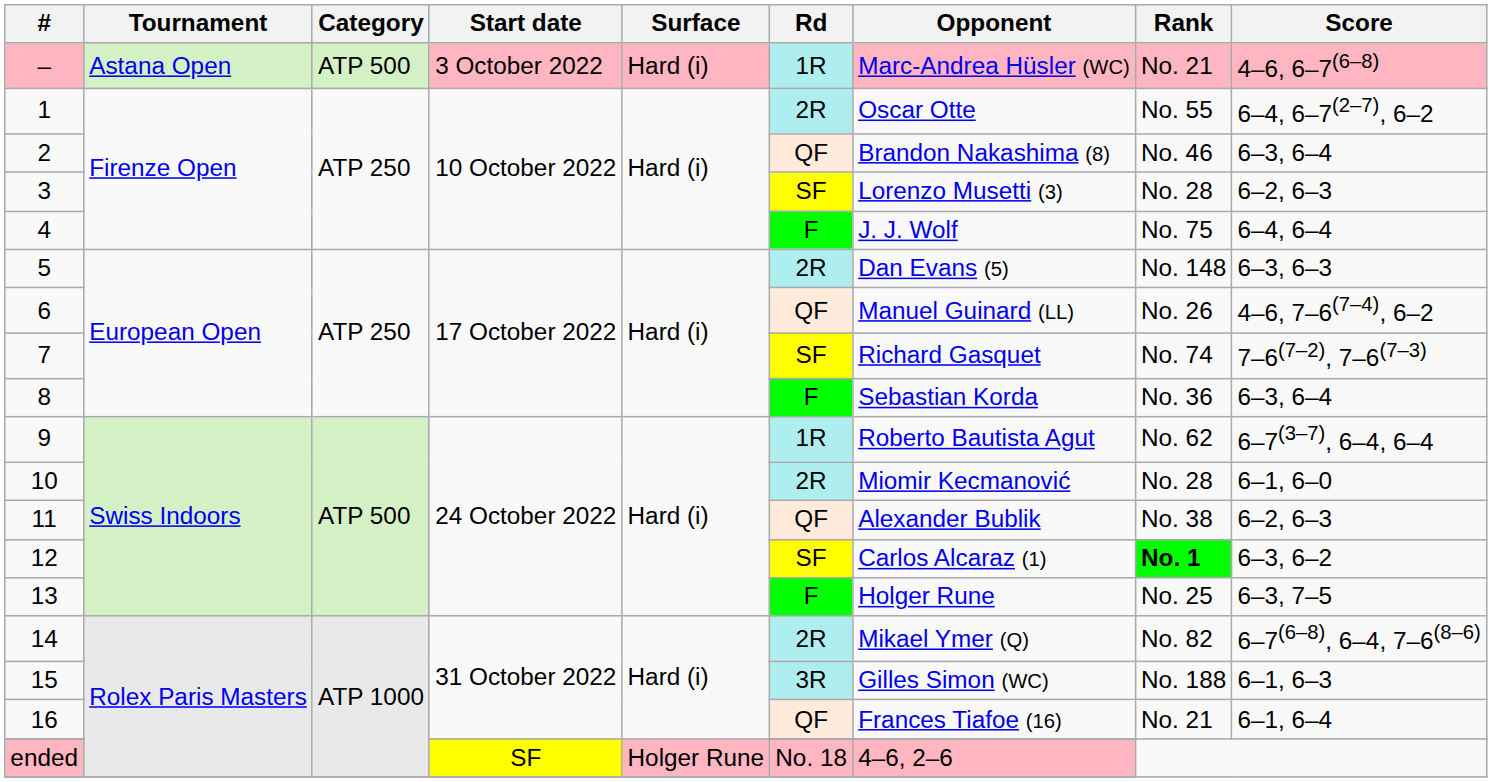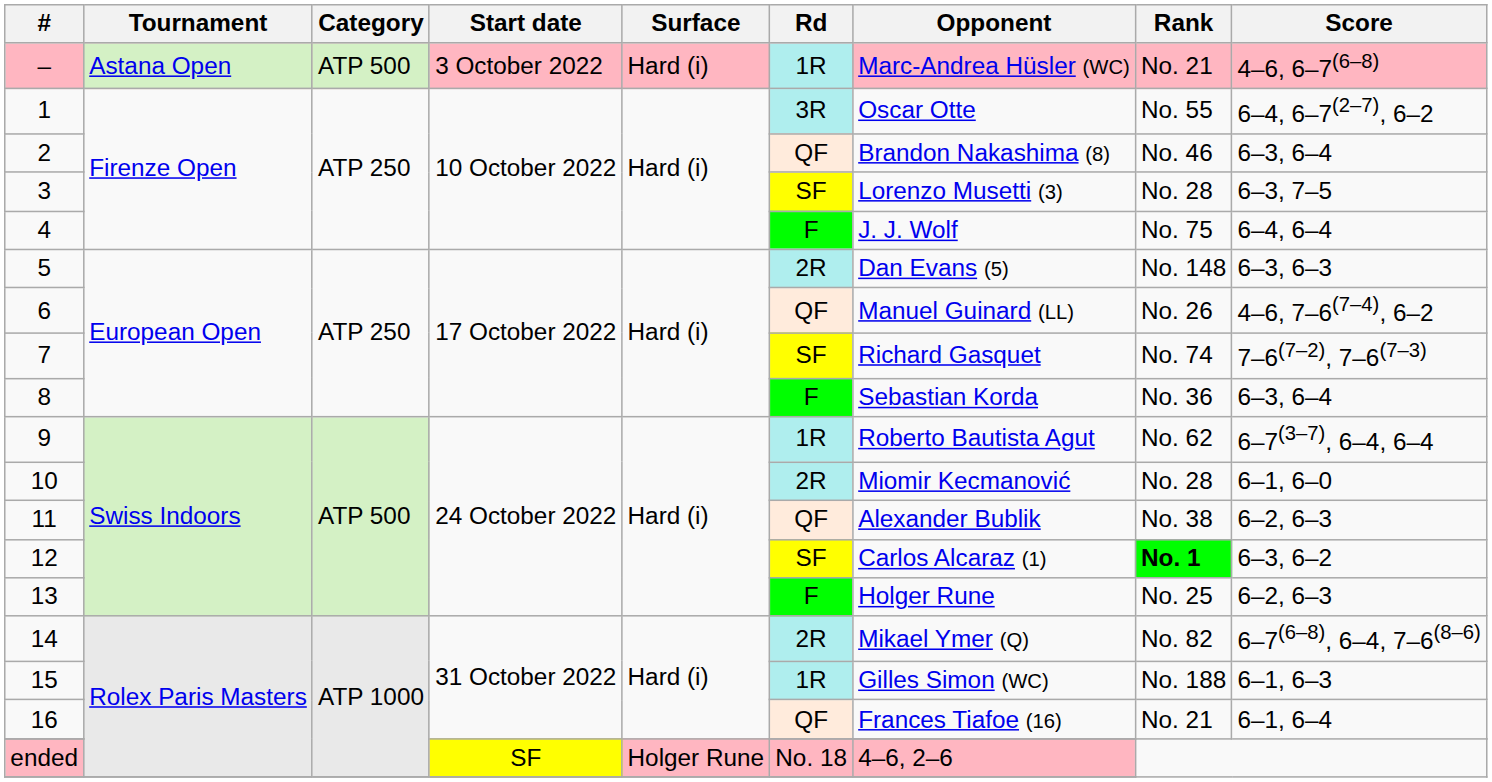(811, 110) 2R -> (811, 110) 3R
(1285, 191) 6–2, 6–3 -> (1285, 191) 6–3, 7–5
(1285, 596) 6–3, 7–5 -> (1285, 596) 6–2, 6–3
(811, 680) 3R -> (811, 680) 1R
